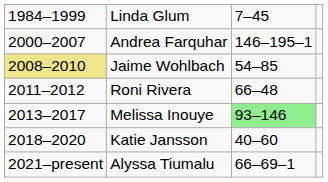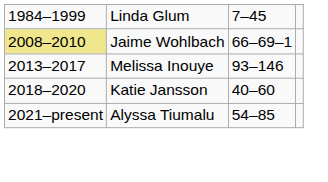- row: (169, 41)
(256, 66) 54–85 -> (262, 41) 66–69–1
- row: (151, 90)
(261, 115) lightgreen background -> (258, 66) no background
(265, 164) 66–69–1 -> (253, 115) 54–85
